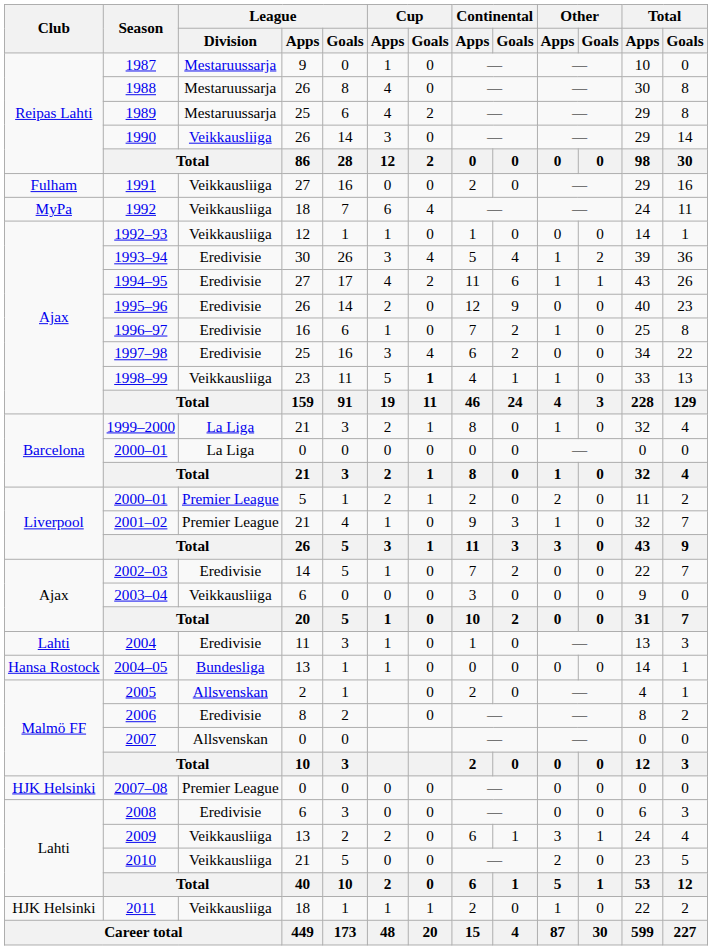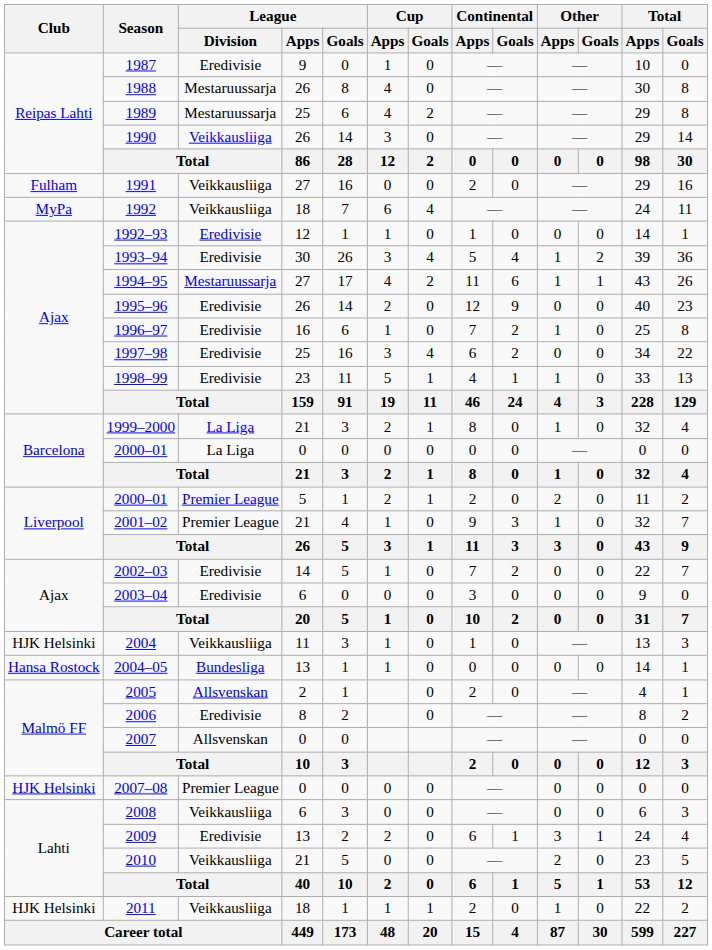(230, 64) Mestaruussarja -> (230, 64) Eredivisie
(230, 233) Veikkausliiga -> (230, 233) Eredivisie
(230, 281) Eredivisie -> (230, 281) Mestaruussarja
(230, 378) Veikkausliiga -> (230, 378) Eredivisie
(430, 378) bold -> (430, 378) normal
(230, 595) Veikkausliiga -> (230, 595) Eredivisie
(54, 643) Lahti -> (54, 643) HJK Helsinki
(230, 643) Eredivisie -> (230, 643) Veikkausliiga
(230, 812) Eredivisie -> (230, 812) Veikkausliiga
(230, 836) Veikkausliiga -> (230, 836) Eredivisie
